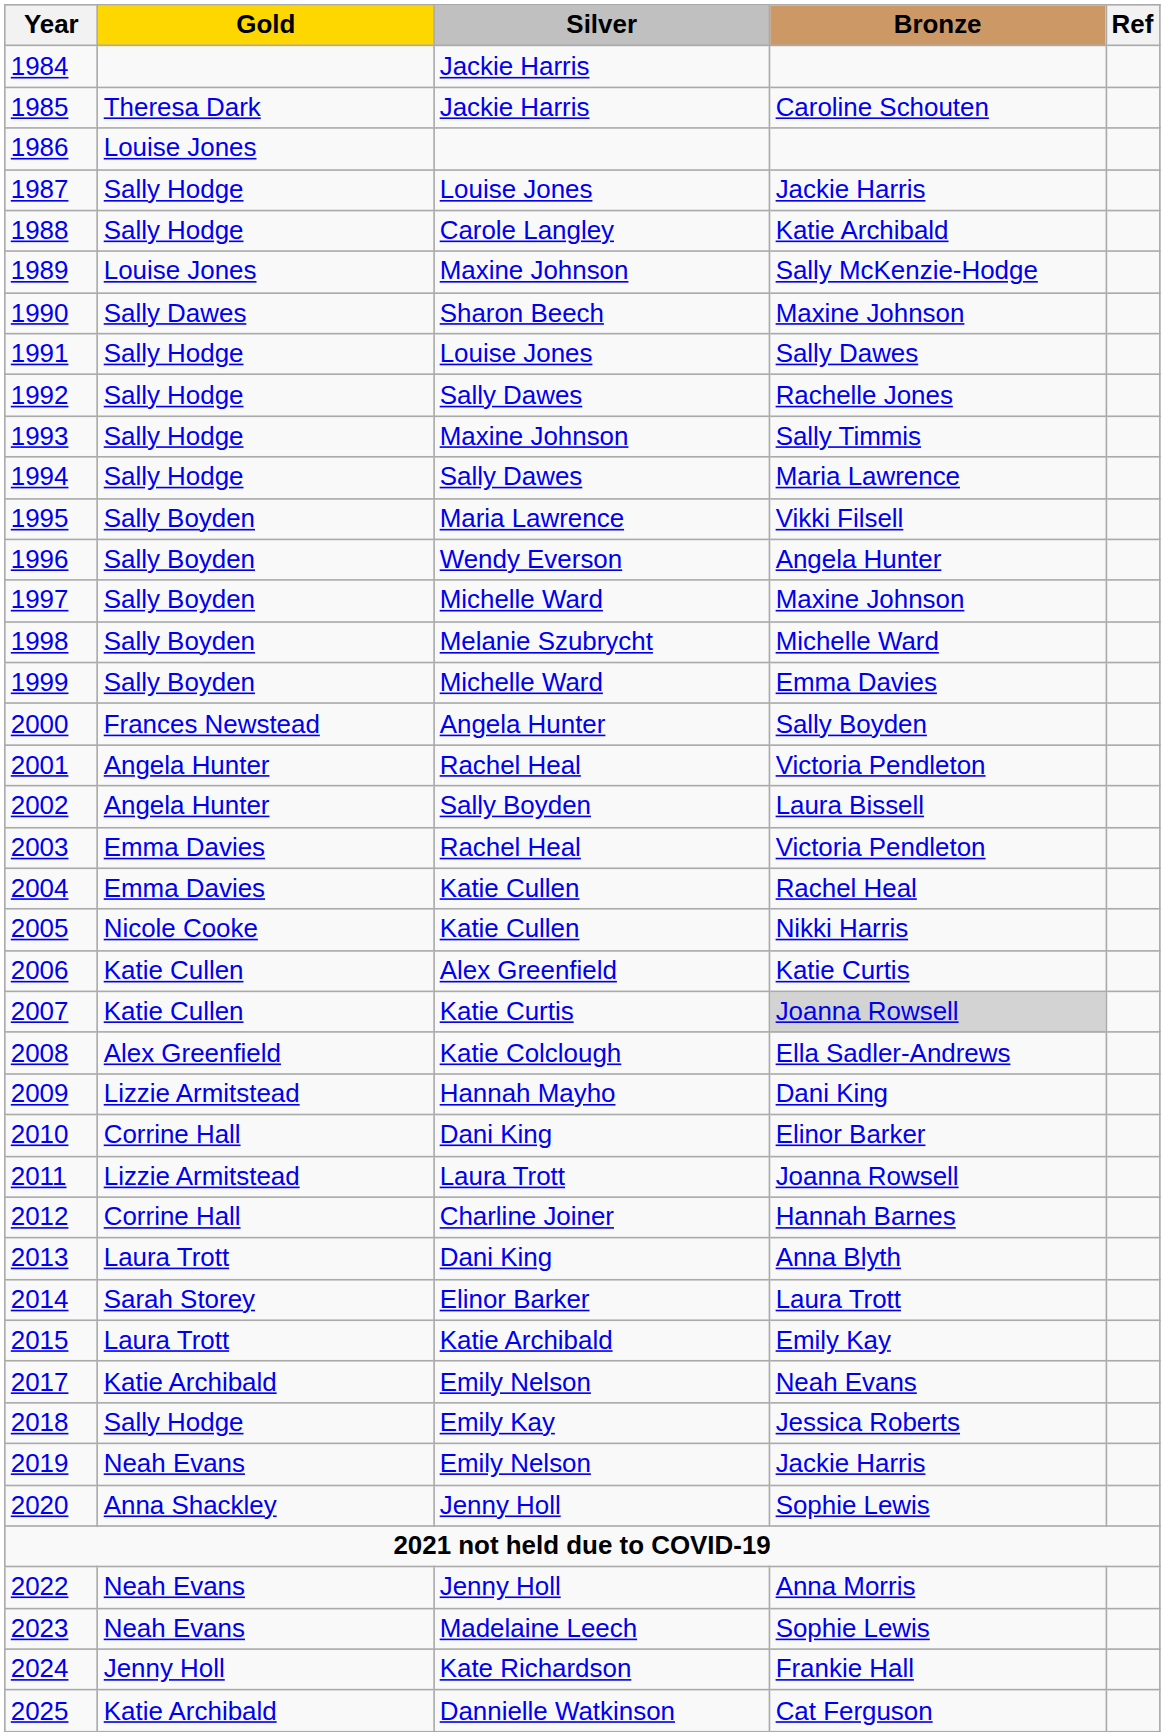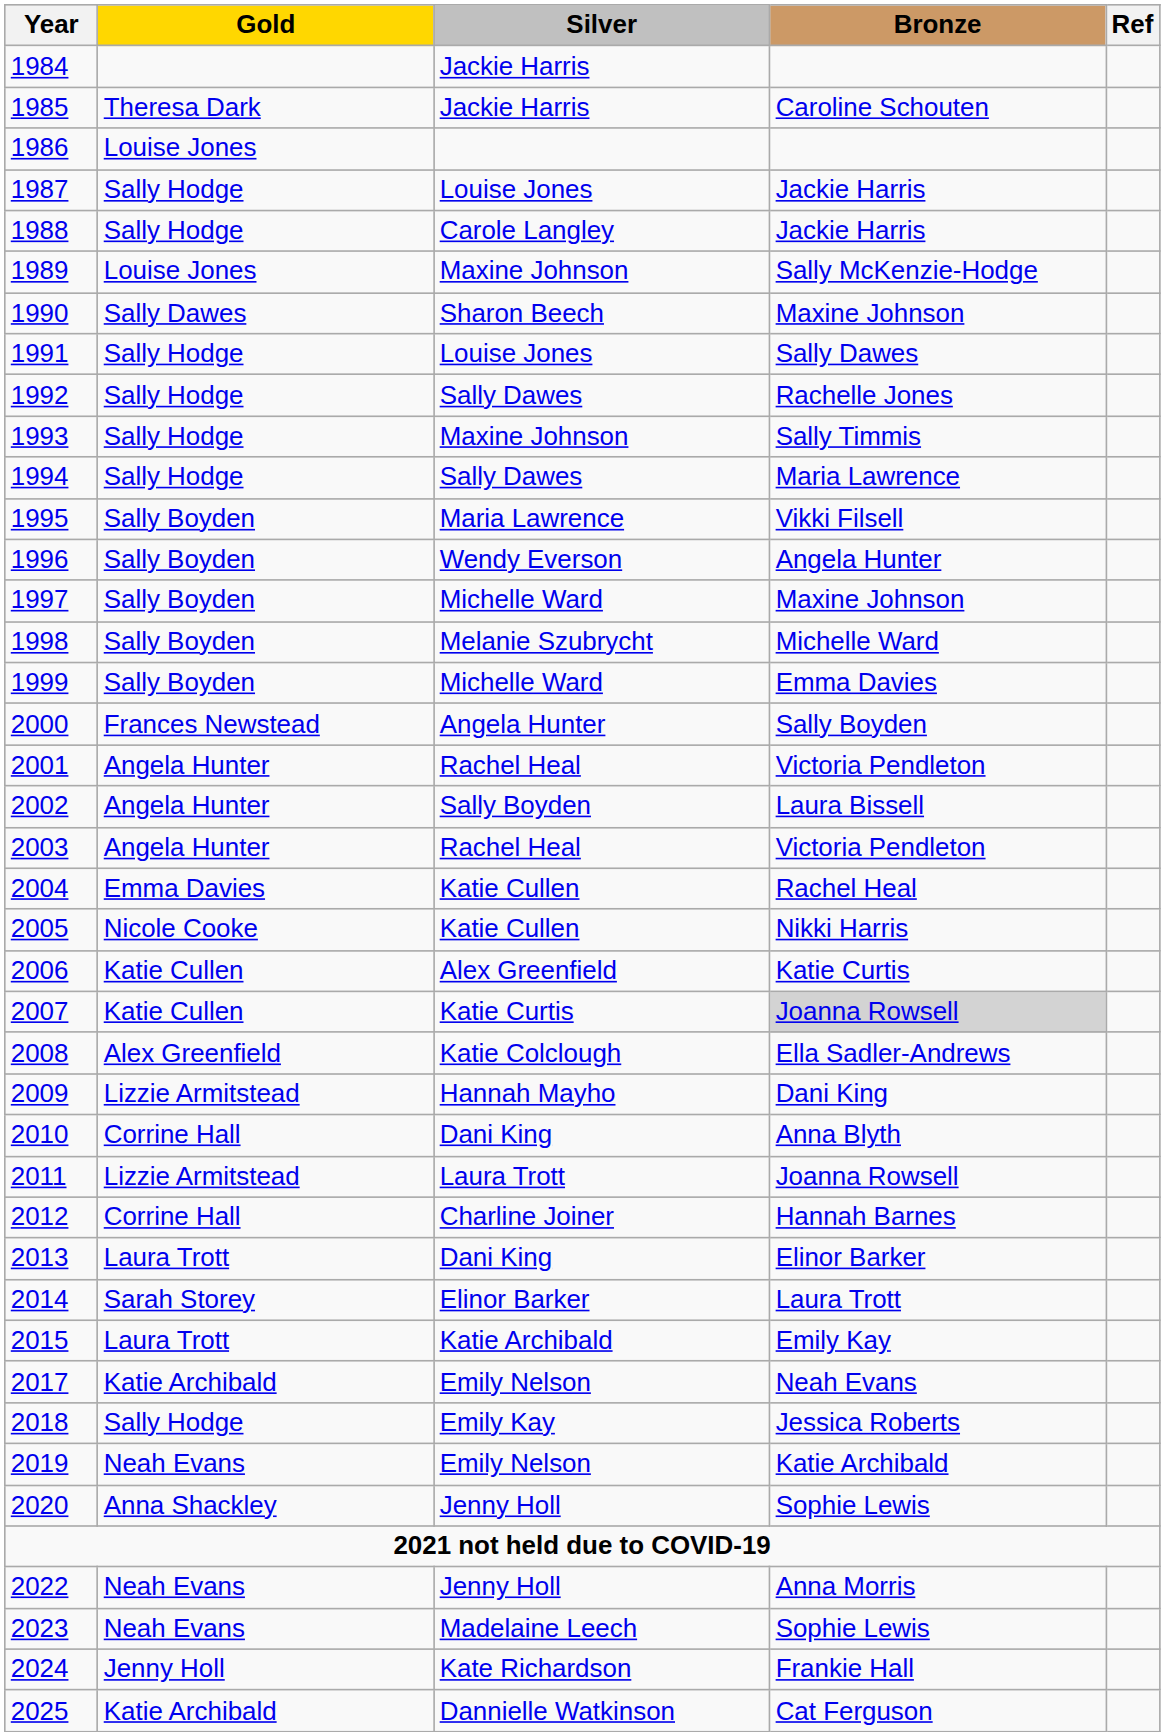(862, 230) Katie Archibald -> (851, 230) Jackie Harris
(184, 847) Emma Davies -> (187, 847) Angela Hunter
(851, 1134) Elinor Barker -> (838, 1134) Anna Blyth
(838, 1258) Anna Blyth -> (851, 1258) Elinor Barker
(851, 1463) Jackie Harris -> (862, 1463) Katie Archibald
